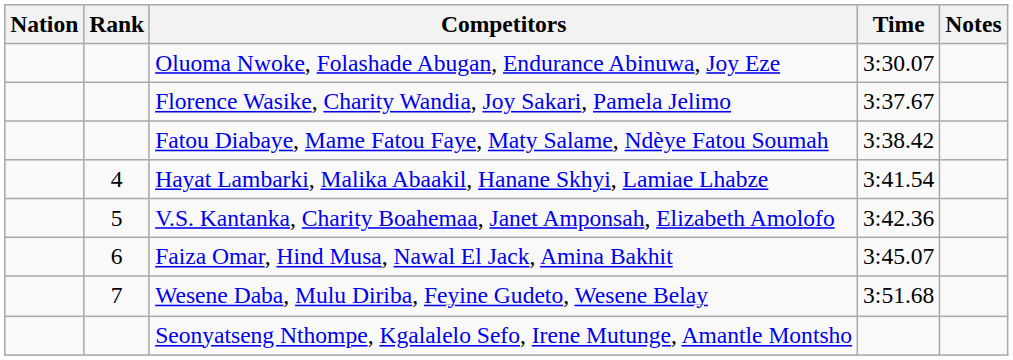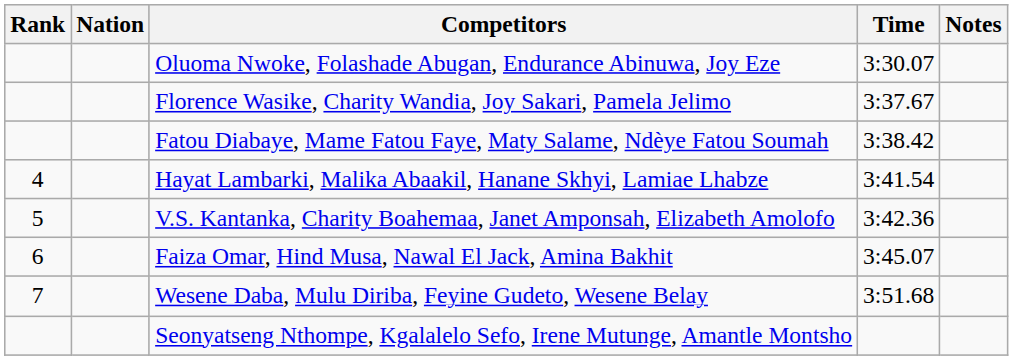columns swapped: (117, 24) <-> (44, 24)
